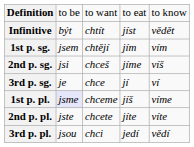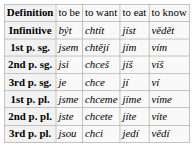(132, 64) jíme -> (128, 64) jíš
(68, 99) lavender background -> (68, 99) no background
(128, 99) jíš -> (132, 99) jíme
